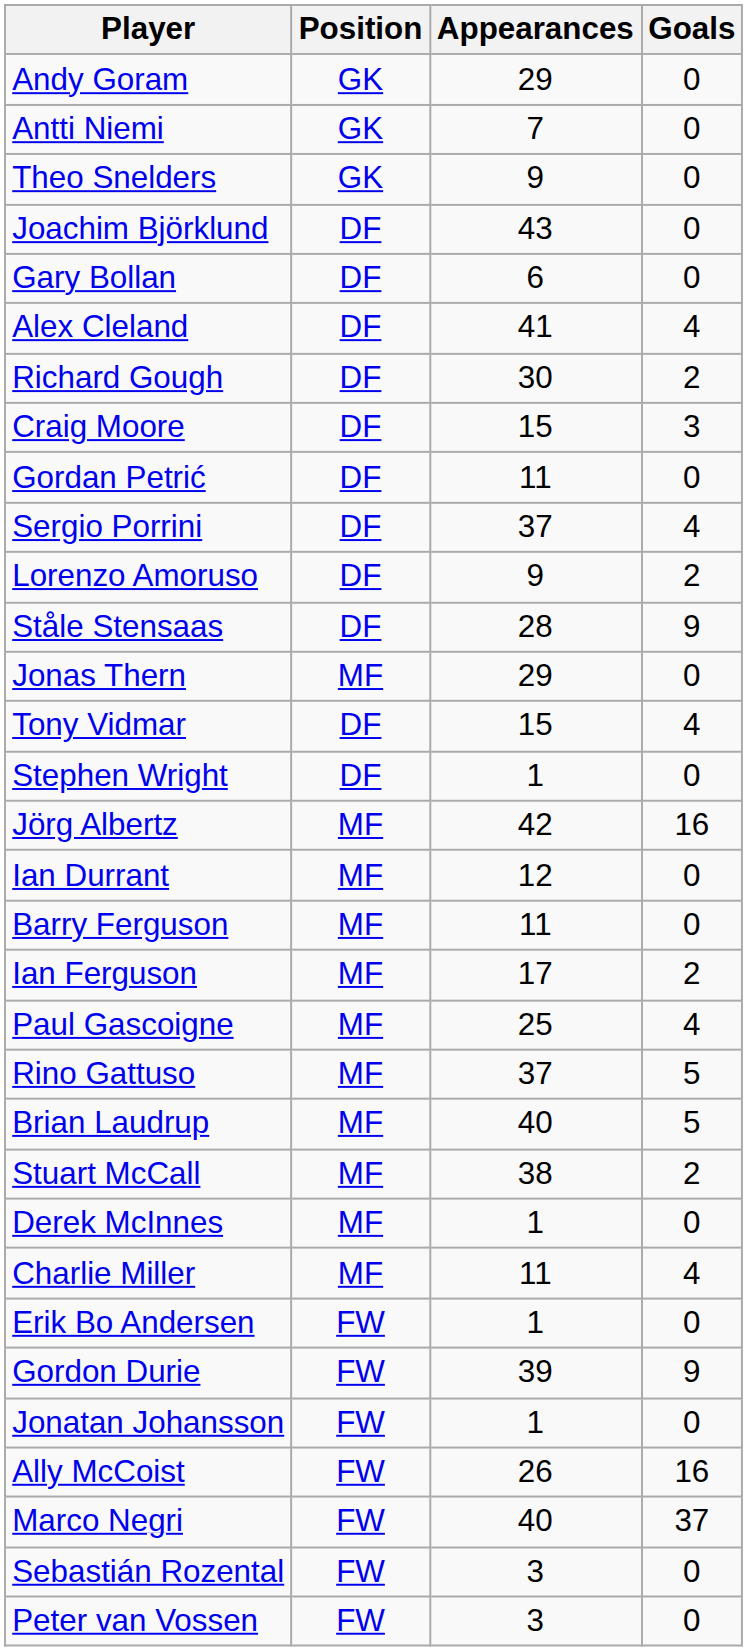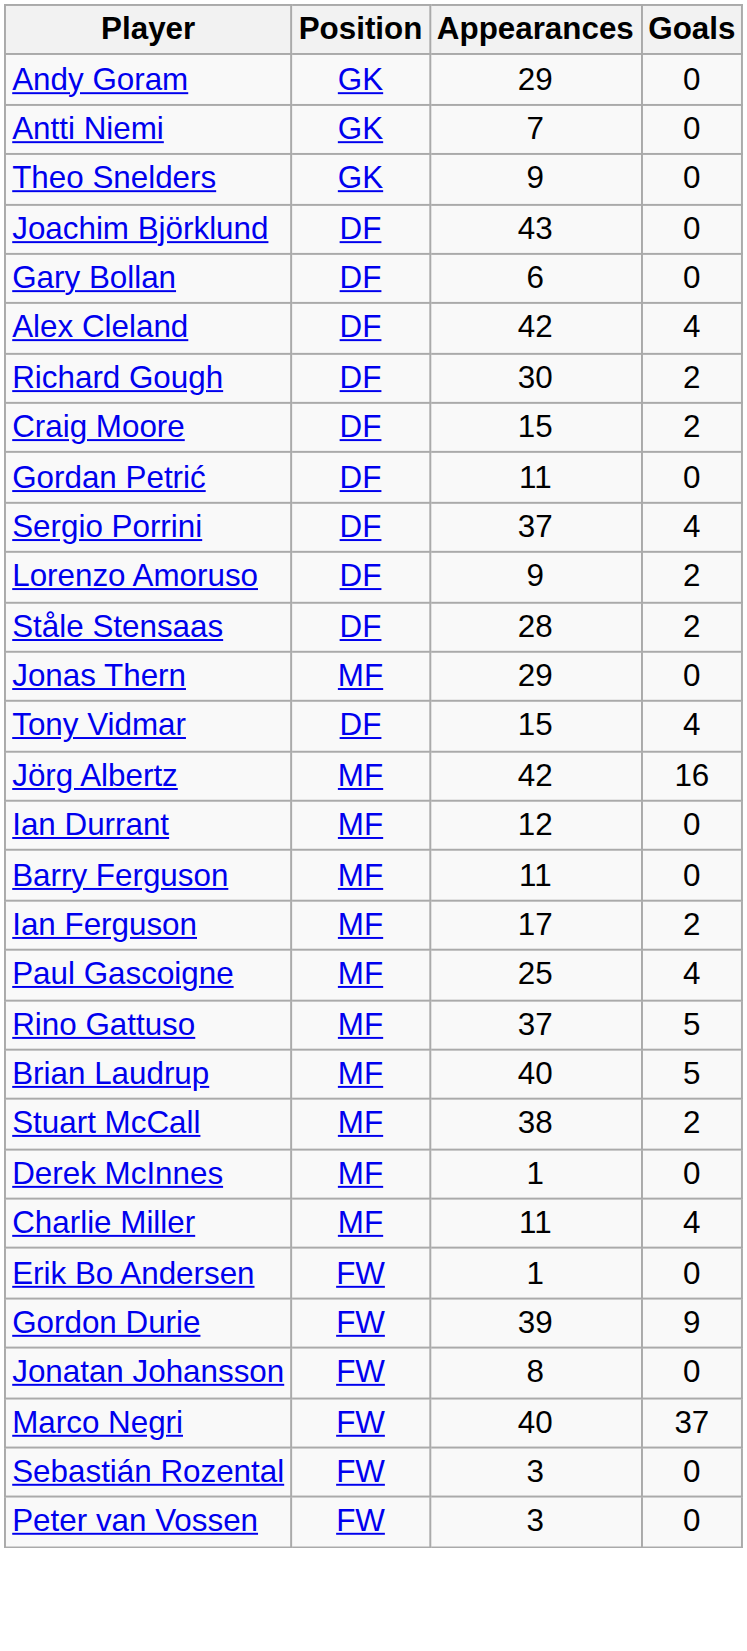(535, 327) 41 -> (535, 327) 42
(692, 427) 3 -> (692, 427) 2
(692, 626) 9 -> (692, 626) 2
- row: (120, 775)
(535, 1421) 1 -> (535, 1372) 8
- row: (98, 1471)
